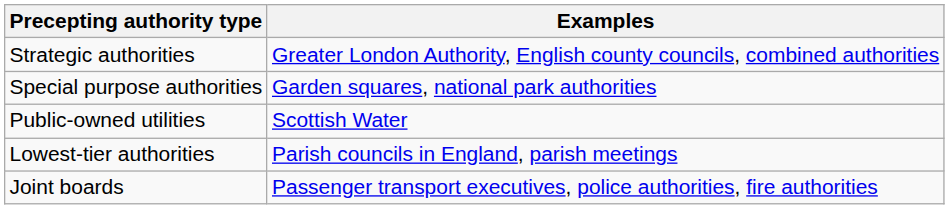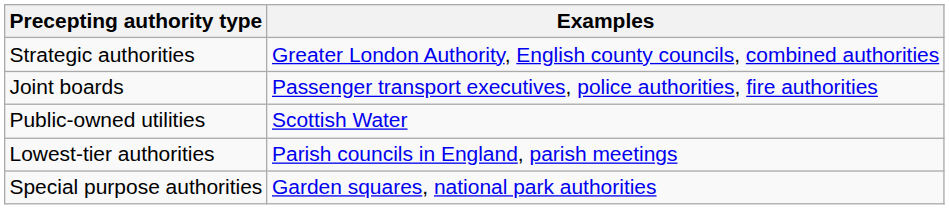rows swapped: (67, 187) <-> (136, 87)
